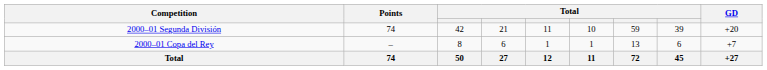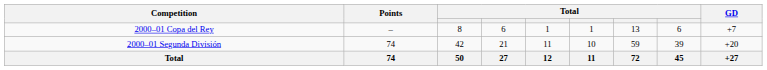rows swapped: (174, 29) <-> (174, 44)
